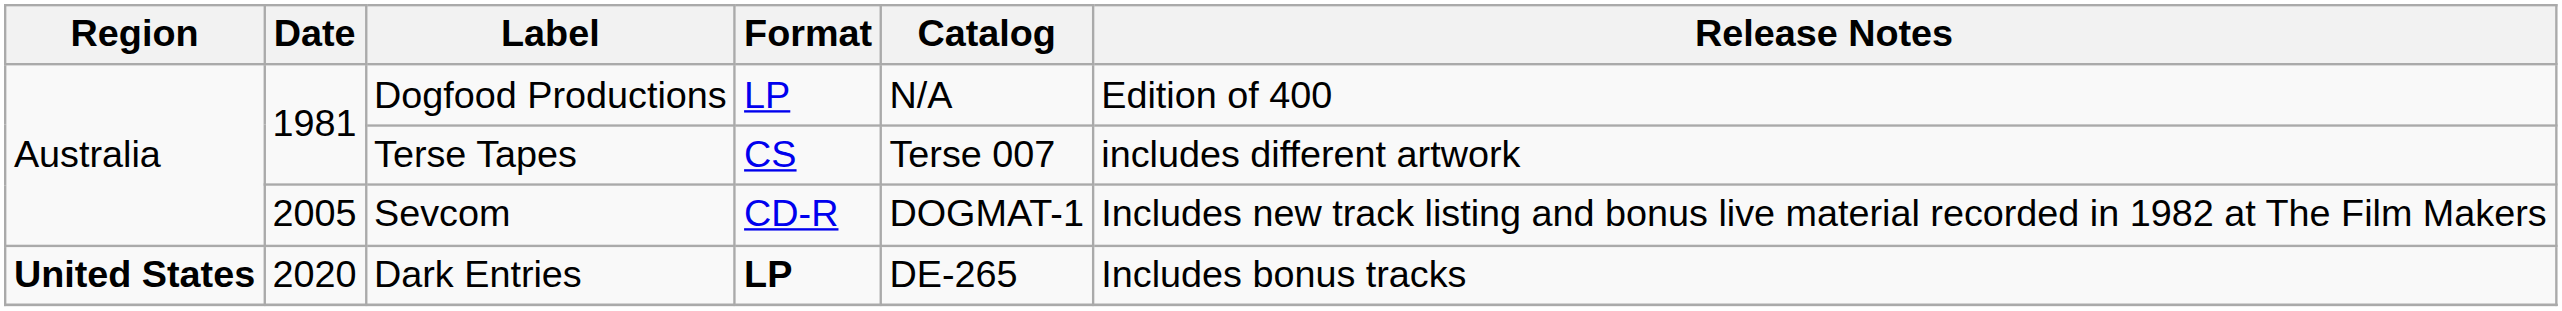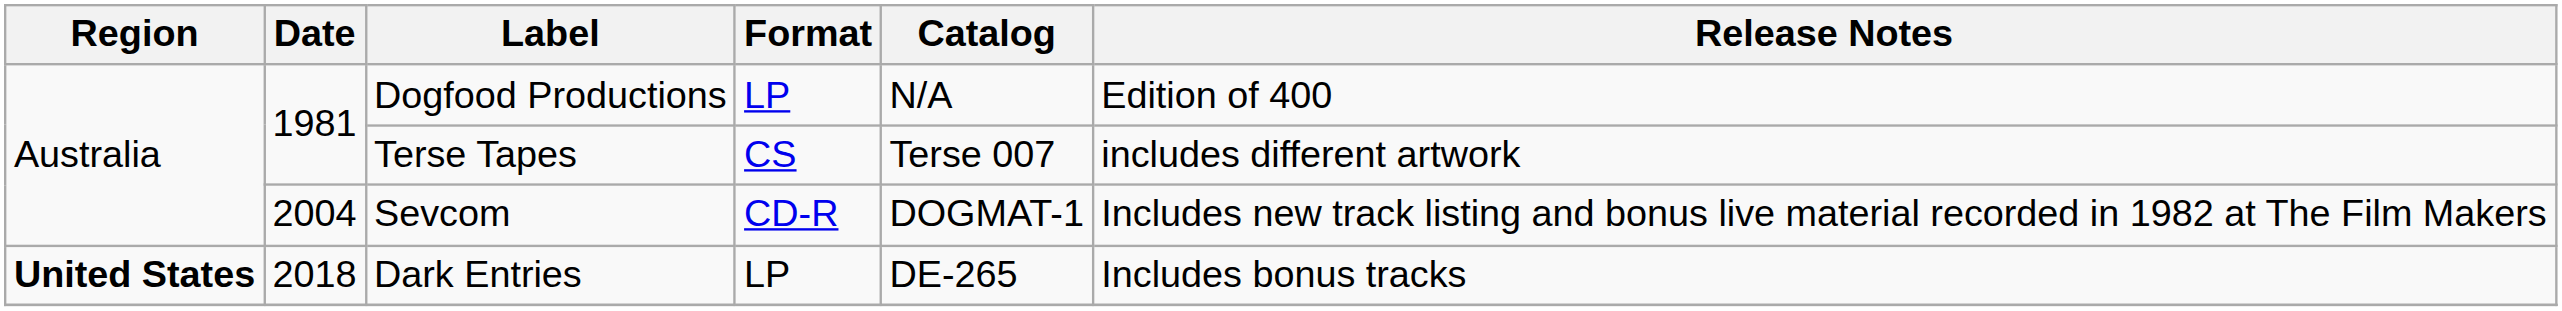(315, 214) 2005 -> (315, 214) 2004
(315, 273) 2020 -> (315, 273) 2018
(768, 273) bold -> (767, 273) normal
